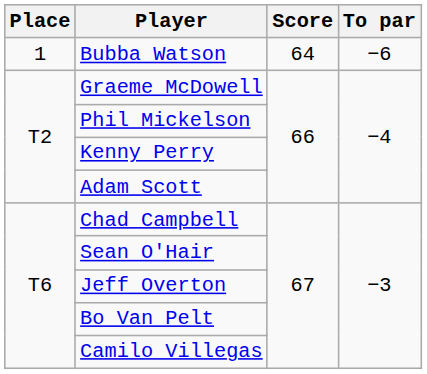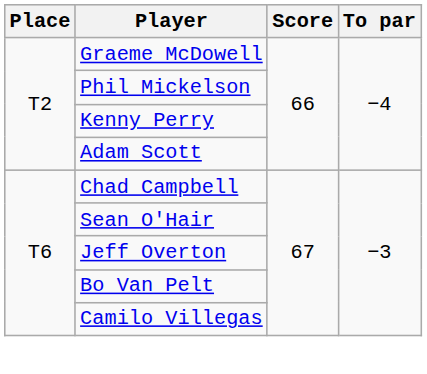- row: (153, 54)
